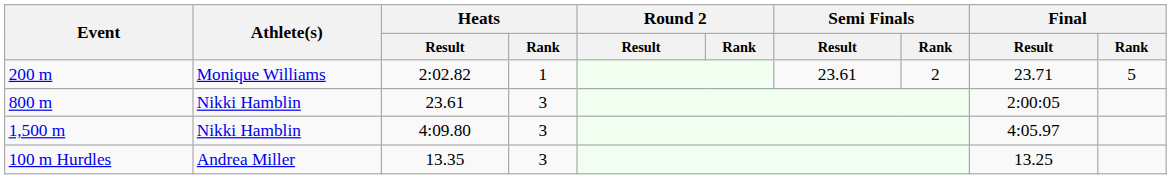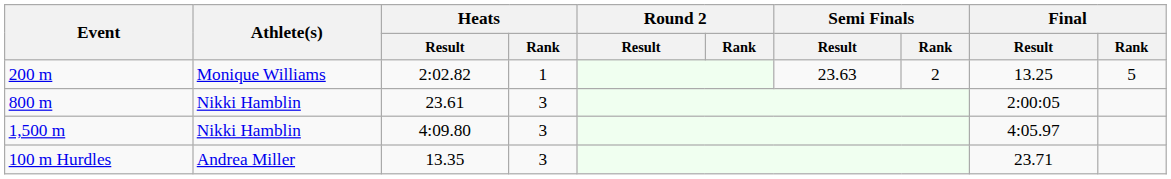(837, 74) 23.61 -> (837, 74) 23.63
(1033, 74) 23.71 -> (1033, 74) 13.25
(1033, 159) 13.25 -> (1033, 159) 23.71
